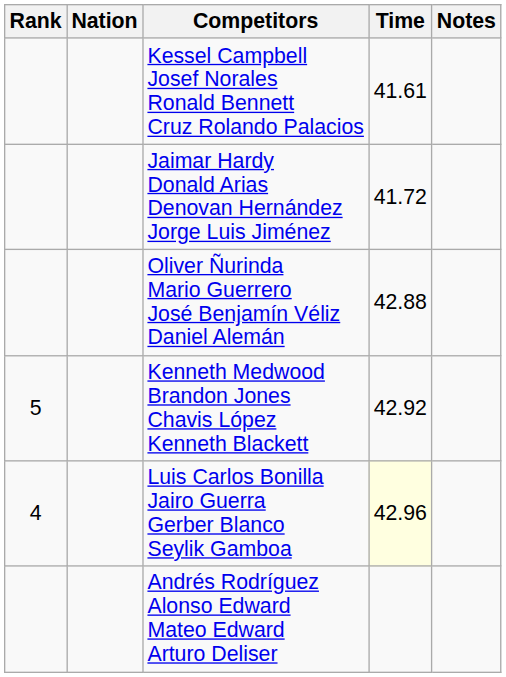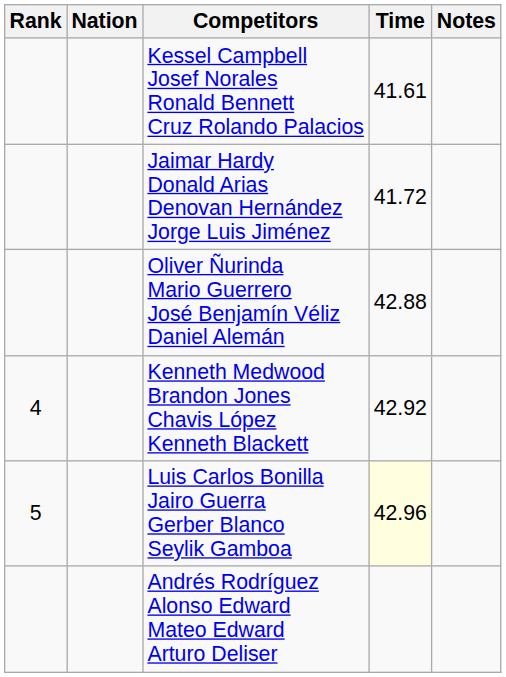(36, 407) 5 -> (36, 407) 4
(36, 513) 4 -> (36, 513) 5
